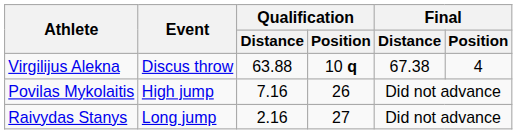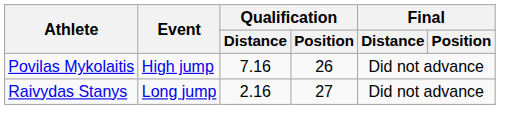- row: (64, 67)
